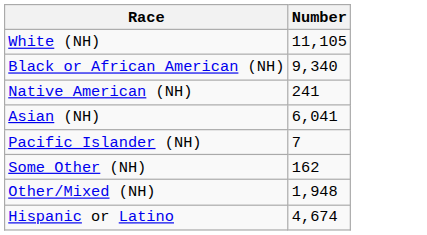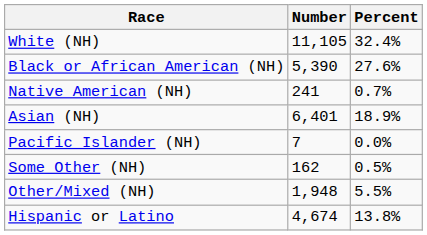+ column: (386, 17)
(315, 67) 9,340 -> (315, 67) 5,390
(315, 117) 6,041 -> (315, 117) 6,401
